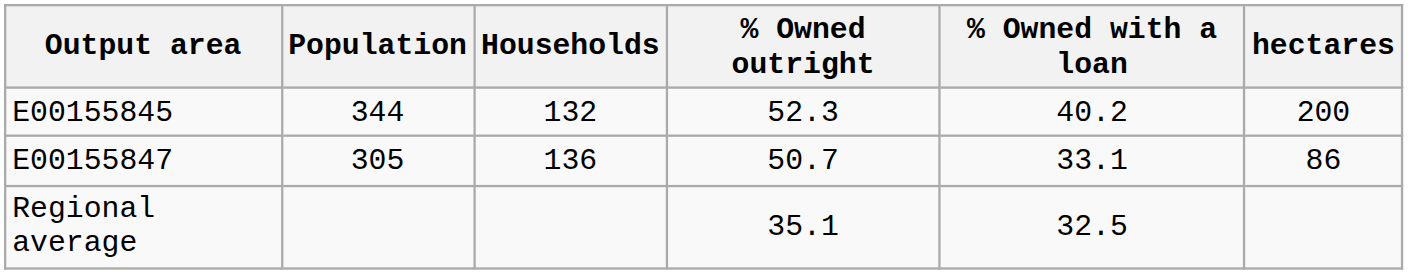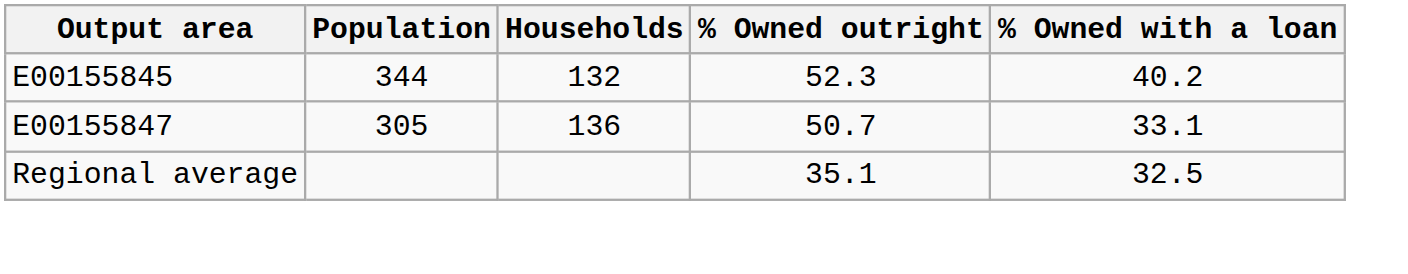- column: (1323, 47)
